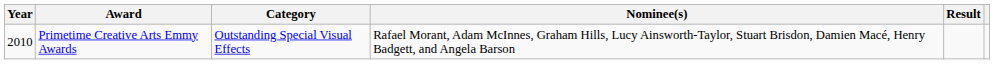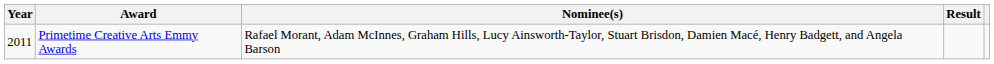- column: (291, 14)
(20, 41) 2010 -> (20, 41) 2011
